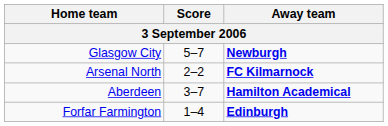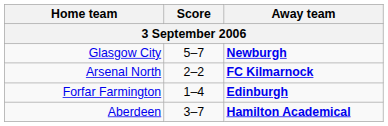rows swapped: (135, 92) <-> (112, 111)
